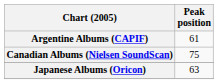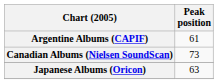(194, 54) 75 -> (194, 54) 73
